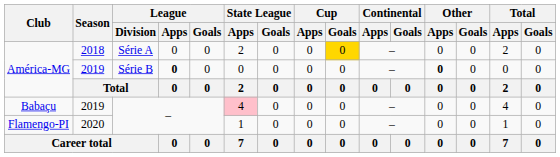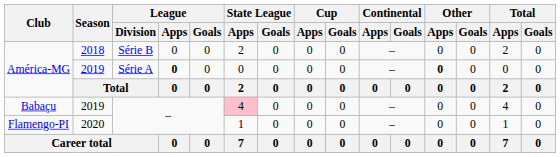(136, 50) Série A -> (136, 50) Série B
(342, 50) gold background -> (342, 50) no background
(136, 69) Série B -> (136, 69) Série A
